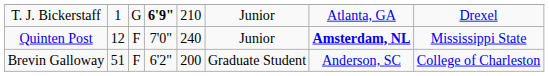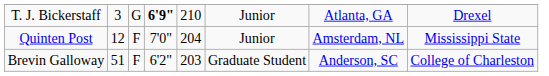(118, 15) 1 -> (118, 15) 3
(191, 37) 240 -> (191, 37) 204
(361, 37) bold -> (358, 37) normal
(191, 60) 200 -> (191, 60) 203
